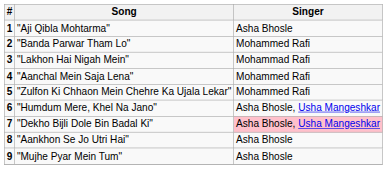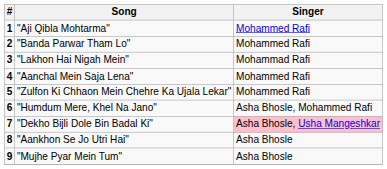(264, 28) Asha Bhosle -> (273, 28) Mohammed Rafi
(308, 108) Asha Bhosle, Usha Mangeshkar -> (304, 108) Asha Bhosle, Mohammed Rafi
